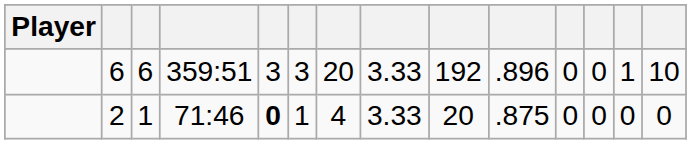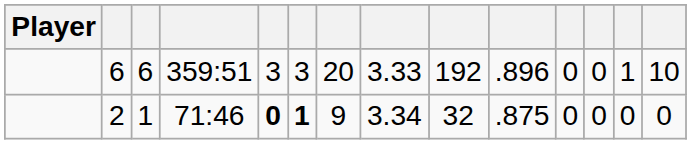(302, 116) normal -> (302, 116) bold
(338, 116) 4 -> (338, 116) 9
(394, 116) 3.33 -> (394, 116) 3.34
(458, 116) 20 -> (458, 116) 32
